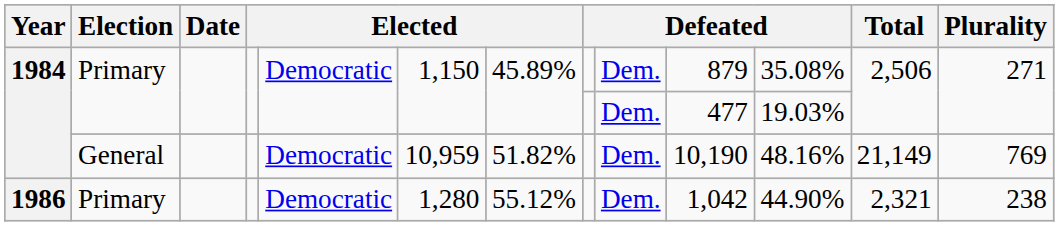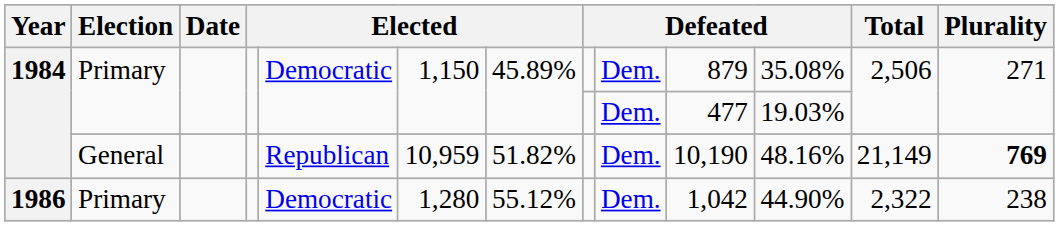(329, 155) Democratic -> (327, 155) Republican
(1027, 155) normal -> (1027, 155) bold
(901, 198) 2,321 -> (901, 198) 2,322
